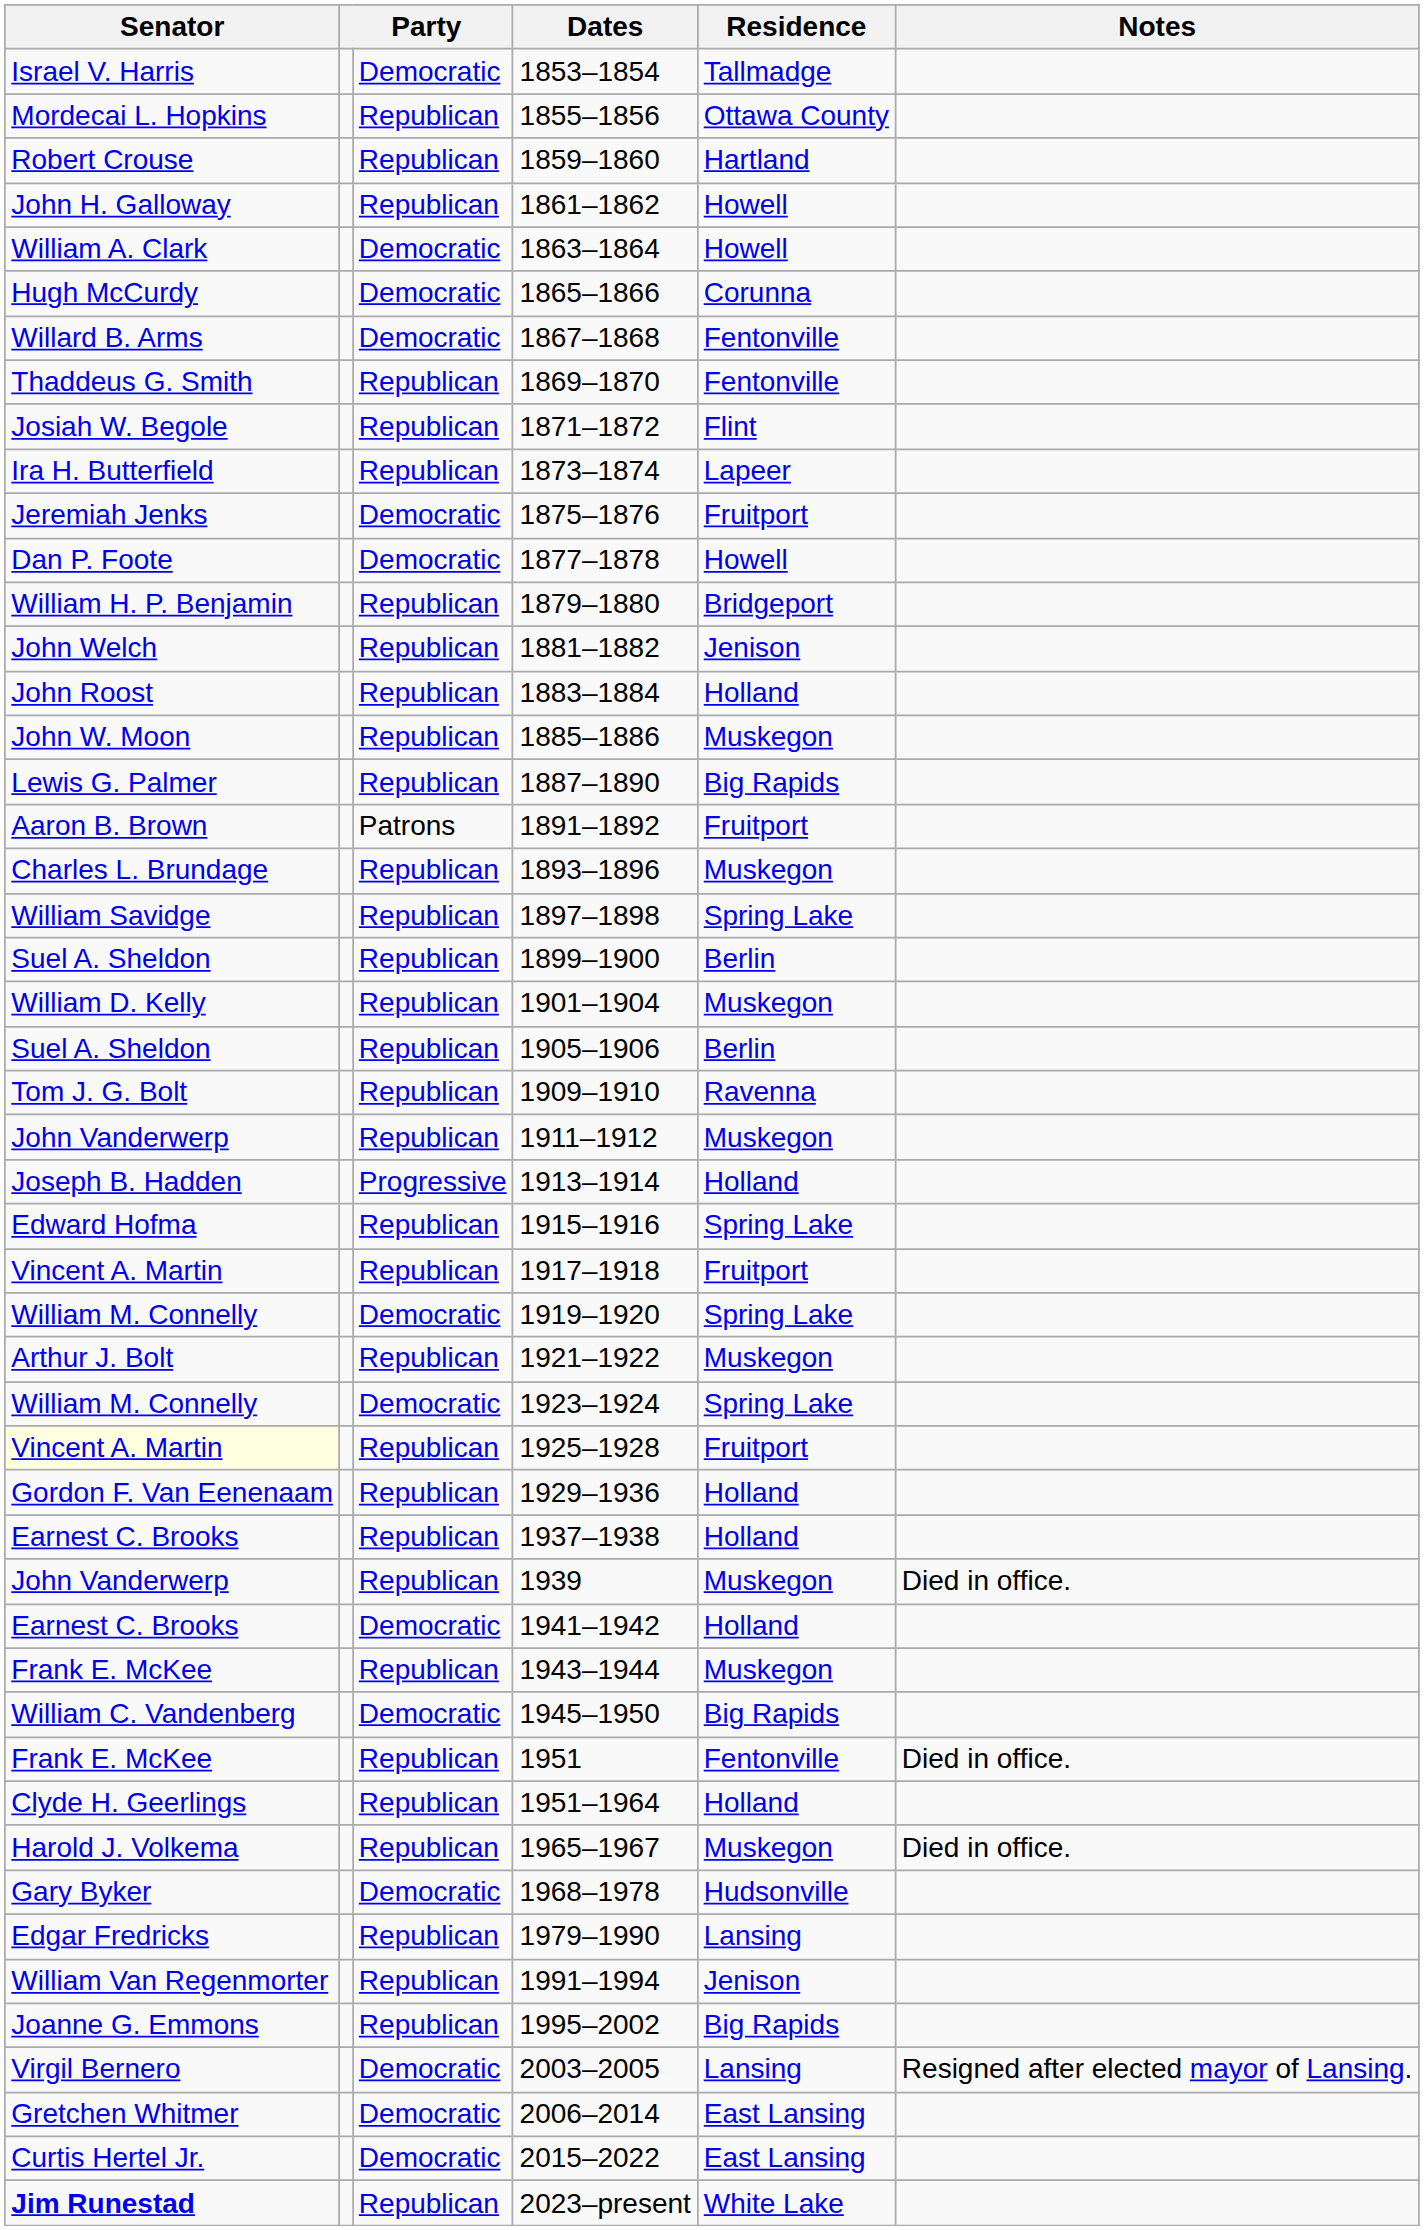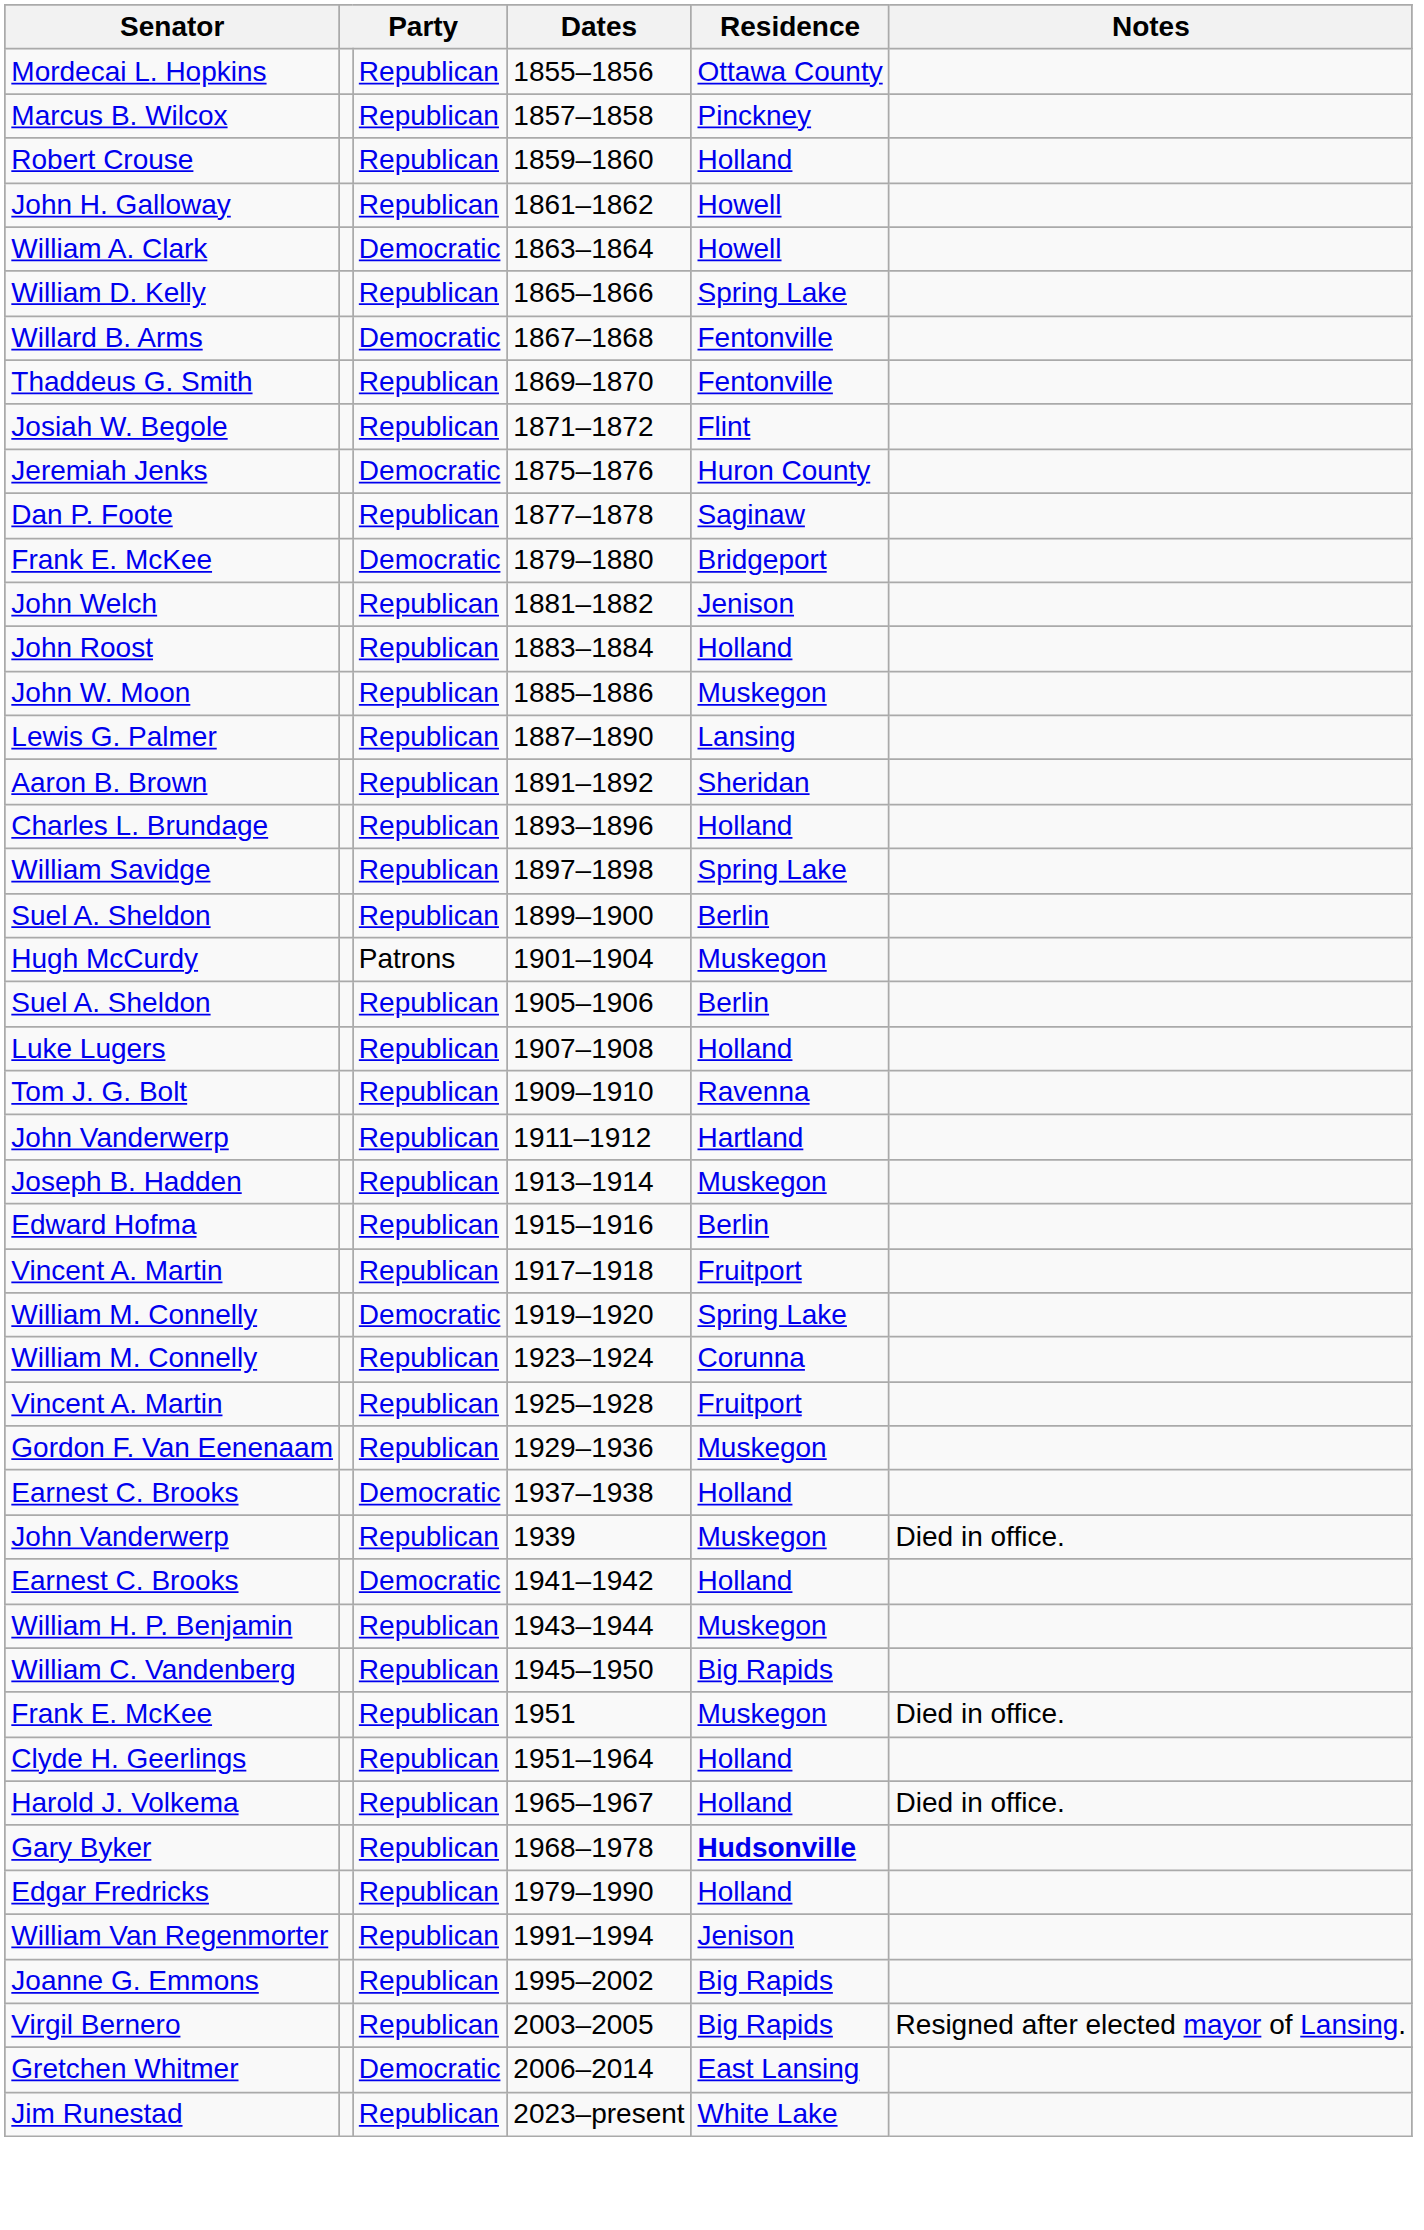- row: (590, 71)
+ row: (583, 115)
(757, 159) Hartland -> (745, 159) Holland
(105, 293) Hugh McCurdy -> (109, 293) William D. Kelly
(430, 293) Democratic -> (429, 293) Republican
(757, 293) Corunna -> (772, 293) Spring Lake
- row: (590, 470)
(756, 515) Fruitport -> (784, 470) Huron County
(430, 559) Democratic -> (429, 515) Republican
(746, 559) Howell -> (751, 515) Saginaw
(152, 603) William H. P. Benjamin -> (112, 559) Frank E. McKee
(429, 603) Republican -> (430, 559) Democratic
(771, 781) Big Rapids -> (747, 737) Lansing
(407, 826) Patrons -> (429, 781) Republican
(756, 826) Fruitport -> (754, 781) Sheridan
(768, 870) Muskegon -> (745, 826) Holland
(109, 1003) William D. Kelly -> (105, 959) Hugh McCurdy
(429, 1003) Republican -> (407, 959) Patrons
+ row: (583, 1048)
(768, 1136) Muskegon -> (750, 1136) Hartland
(433, 1181) Progressive -> (429, 1181) Republican
(751, 1181) Holland -> (762, 1181) Muskegon
(778, 1225) Spring Lake -> (733, 1225) Berlin
- row: (590, 1358)
(430, 1403) Democratic -> (429, 1358) Republican
(778, 1403) Spring Lake -> (751, 1358) Corunna
(117, 1447) lightyellow background -> (117, 1403) no background
(751, 1492) Holland -> (762, 1447) Muskegon
(429, 1536) Republican -> (430, 1492) Democratic
(112, 1669) Frank E. McKee -> (152, 1625) William H. P. Benjamin
(430, 1714) Democratic -> (429, 1669) Republican
(771, 1758) Fentonville -> (762, 1714) Muskegon
(768, 1847) Muskegon -> (745, 1802) Holland
(430, 1891) Democratic -> (429, 1847) Republican
(776, 1891) normal -> (777, 1847) bold
(753, 1936) Lansing -> (745, 1891) Holland
(430, 2069) Democratic -> (429, 2024) Republican
(753, 2069) Lansing -> (765, 2024) Big Rapids
- row: (590, 2158)
(103, 2202) bold -> (97, 2113) normal
